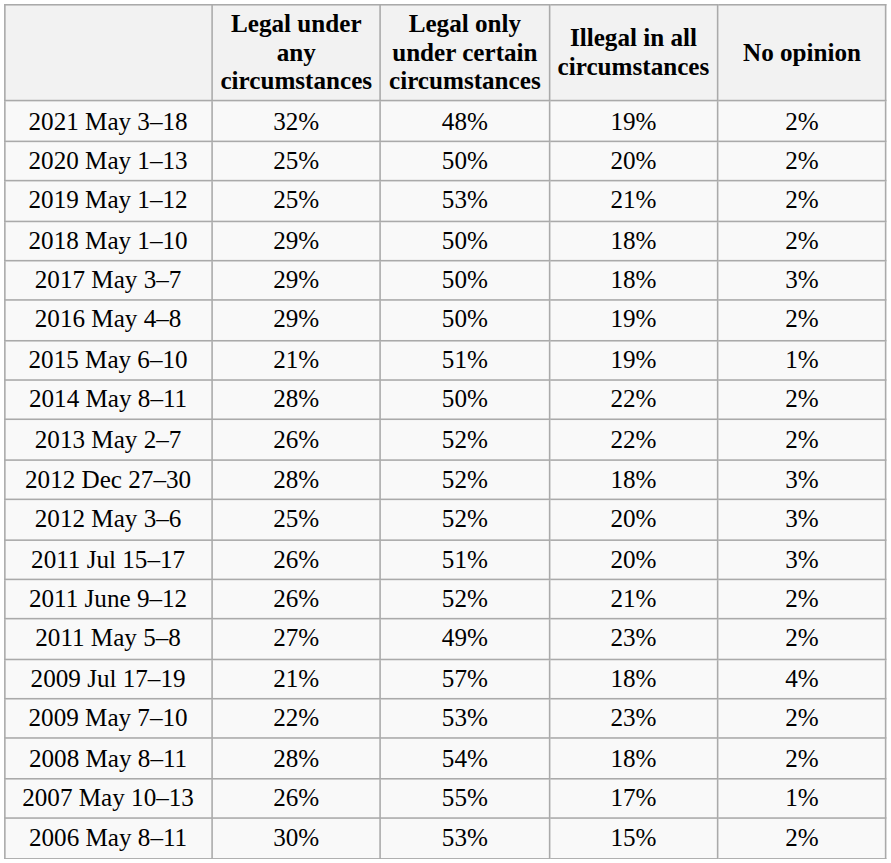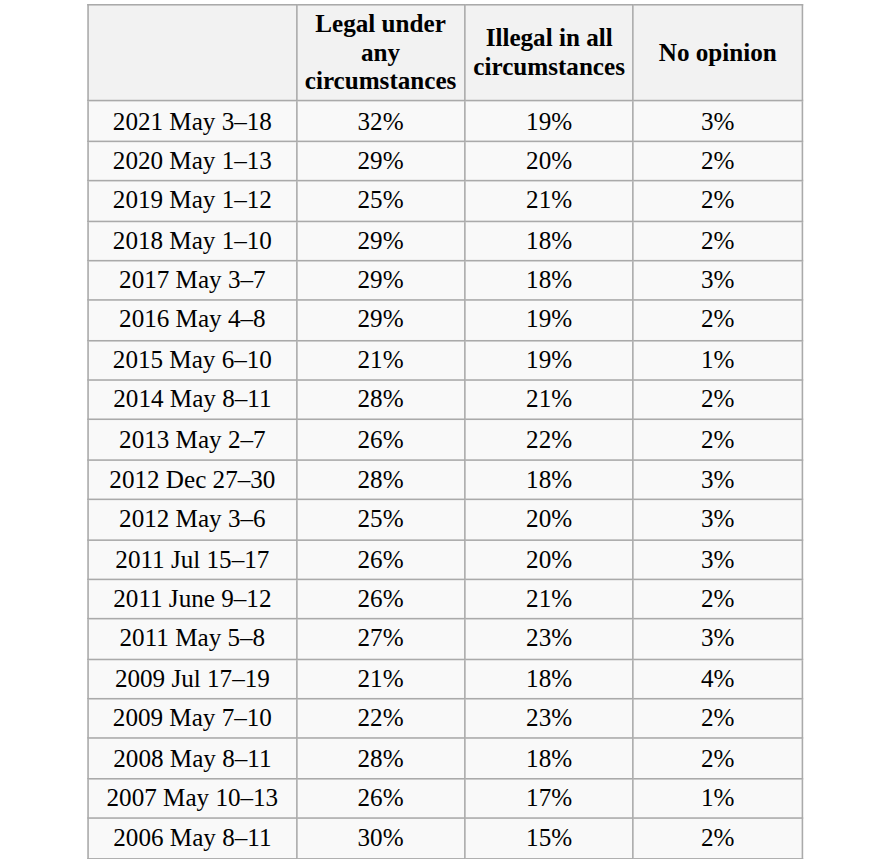- column: (465, 52)
(802, 120) 2% -> (718, 120) 3%
(296, 160) 25% -> (381, 160) 29%
(633, 399) 22% -> (549, 399) 21%
(802, 638) 2% -> (718, 638) 3%
